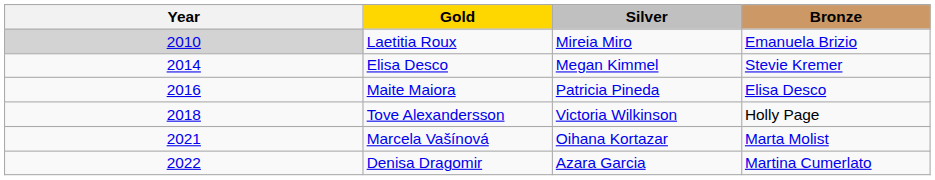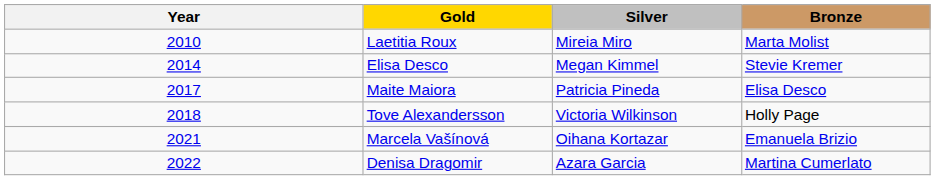(184, 41) lightgrey background -> (184, 41) no background
(801, 41) Emanuela Brizio -> (787, 41) Marta Molist
(184, 90) 2016 -> (184, 90) 2017
(787, 139) Marta Molist -> (801, 139) Emanuela Brizio
